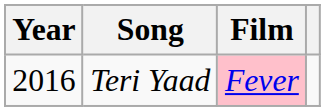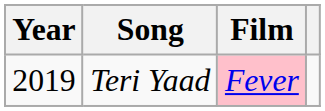(44, 79) 2016 -> (44, 79) 2019
